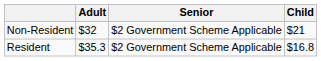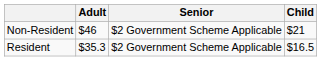(87, 30) $32 -> (87, 30) $46
(300, 47) $16.8 -> (300, 47) $16.5
